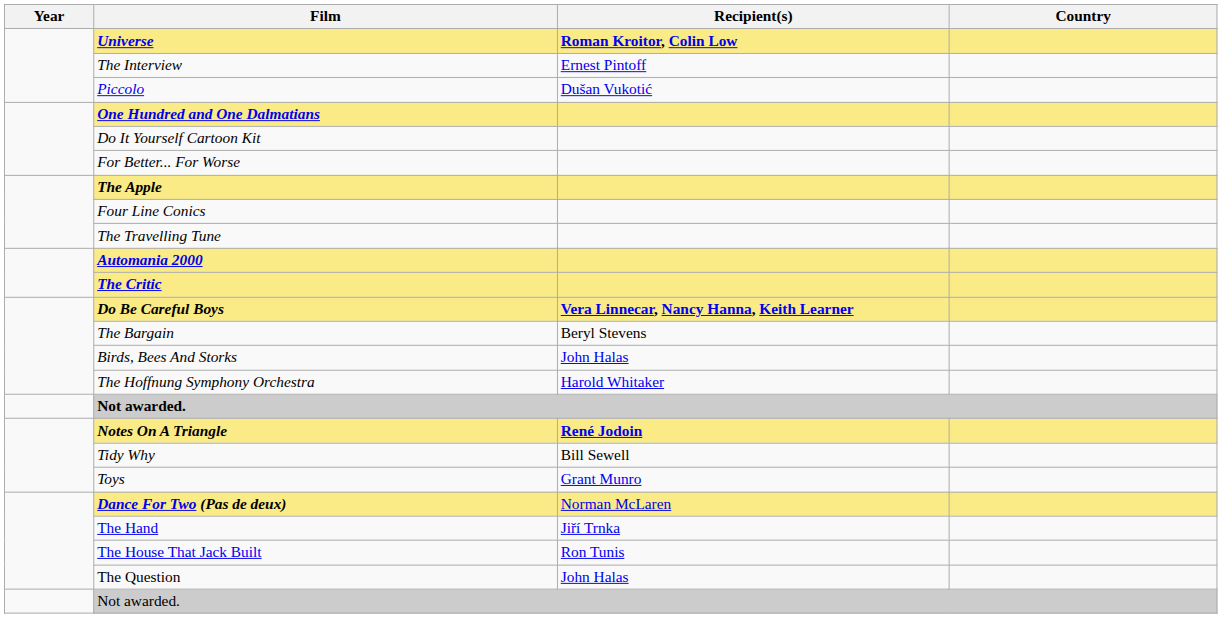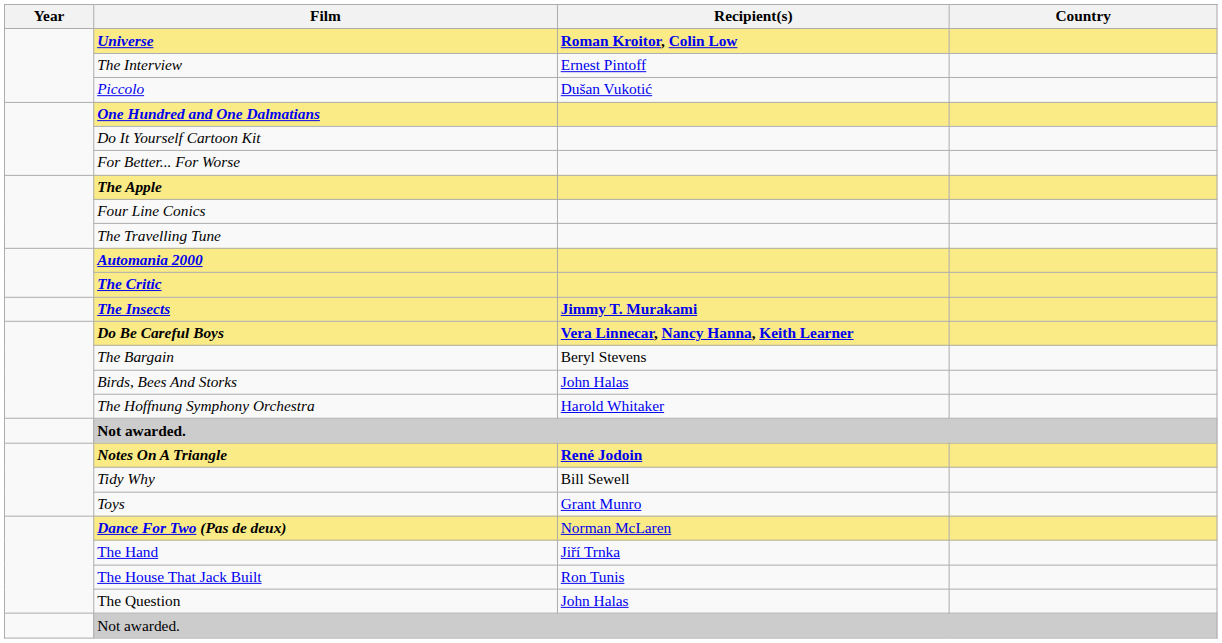+ row: (134, 308)
